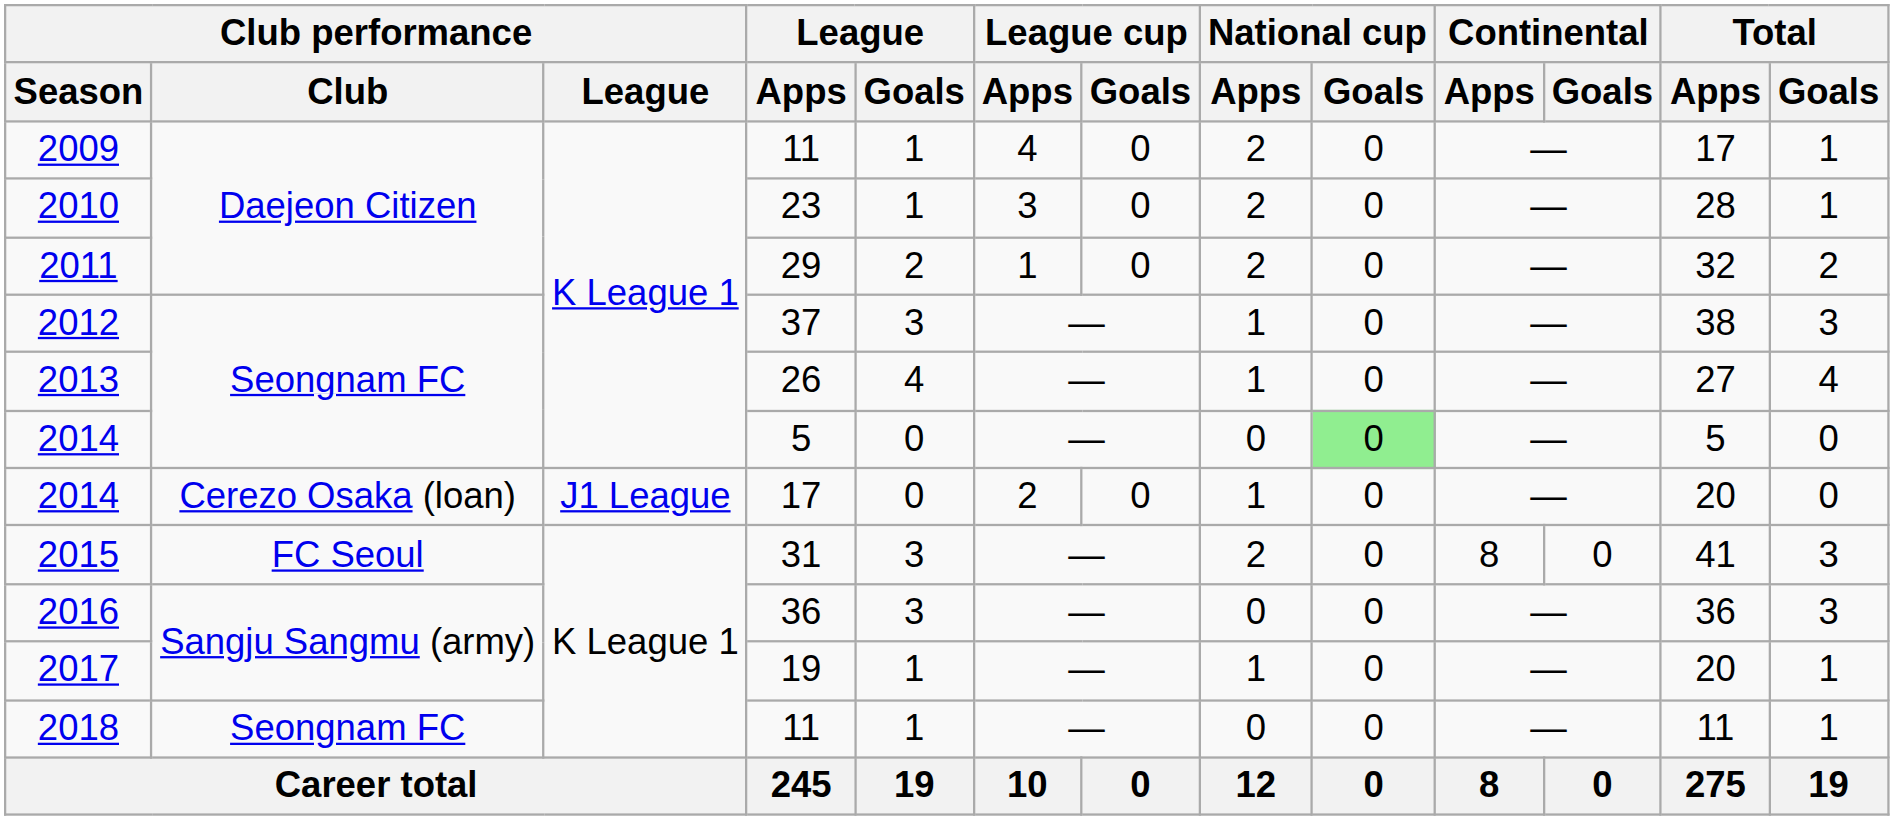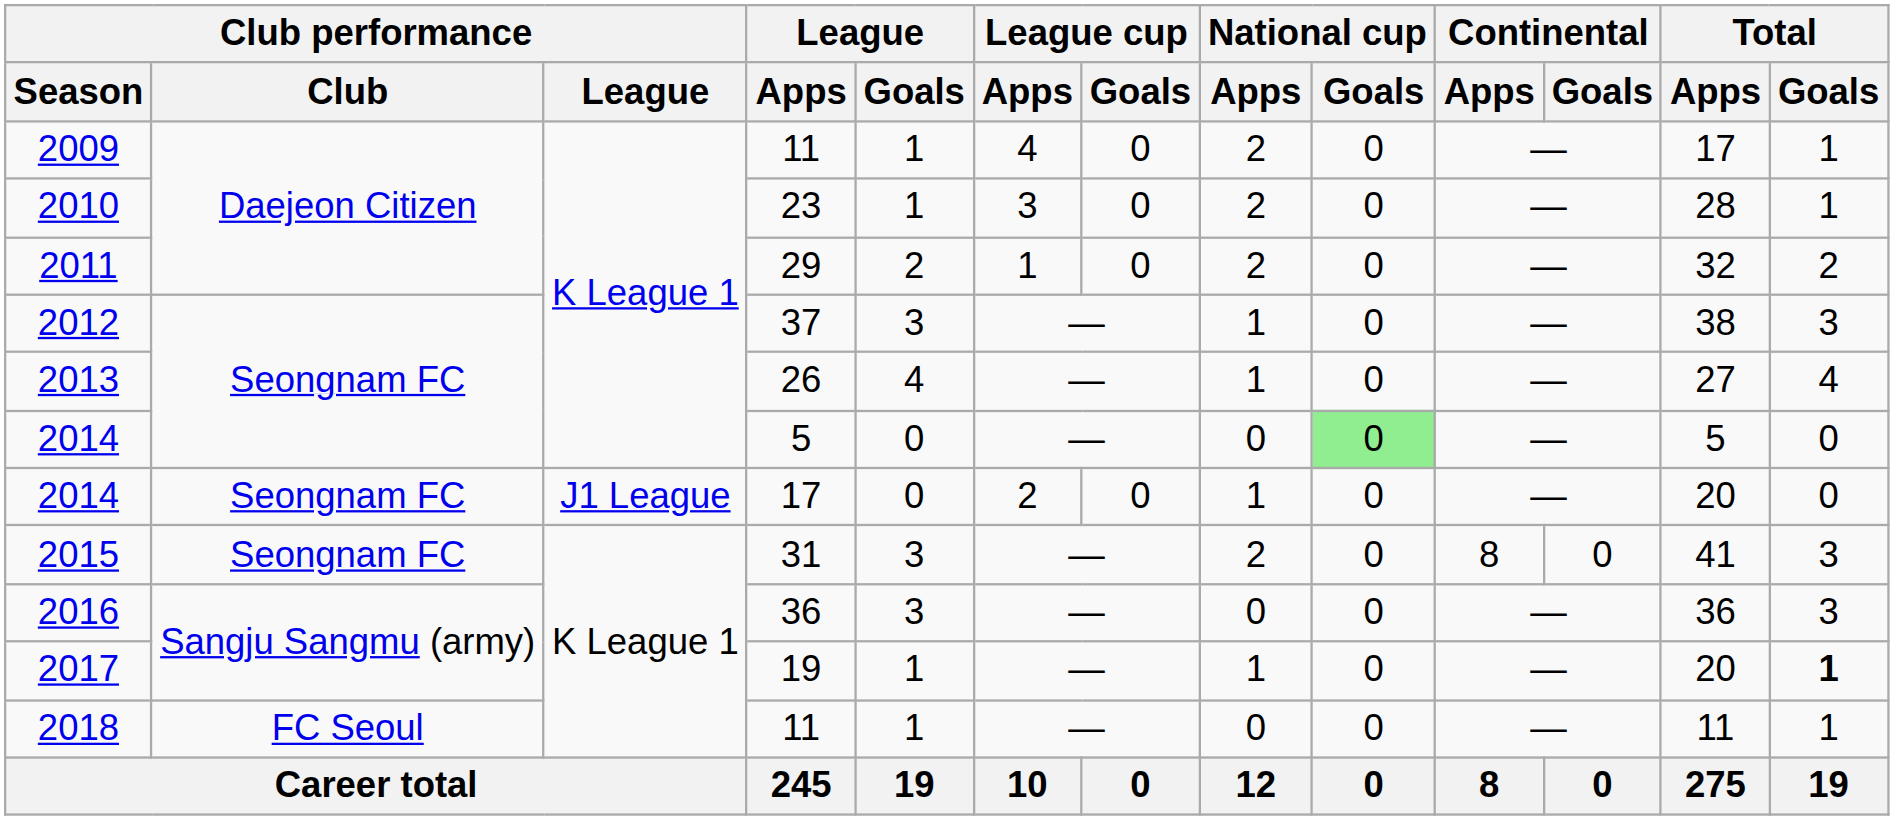(348, 496) Cerezo Osaka (loan) -> (348, 496) Seongnam FC
(348, 554) FC Seoul -> (348, 554) Seongnam FC
(1829, 669) normal -> (1829, 669) bold
(348, 727) Seongnam FC -> (348, 727) FC Seoul
